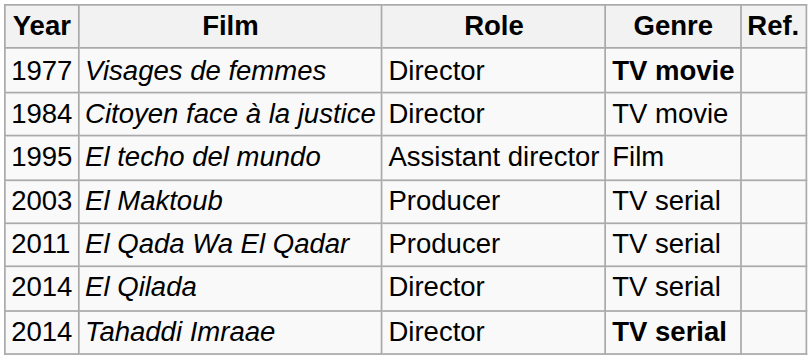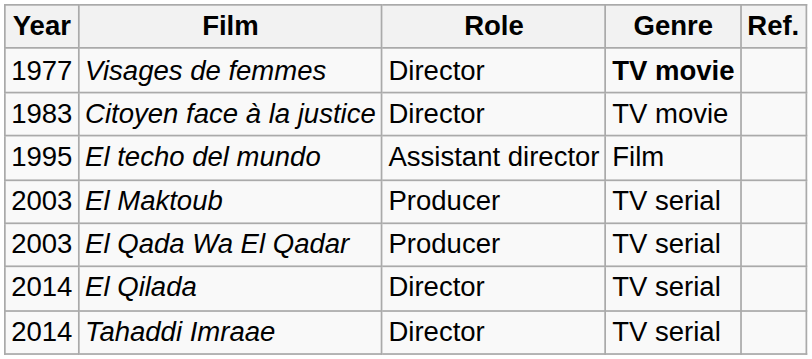(42, 113) 1984 -> (42, 113) 1983
(41, 244) 2011 -> (42, 244) 2003
(670, 331) bold -> (666, 331) normal
